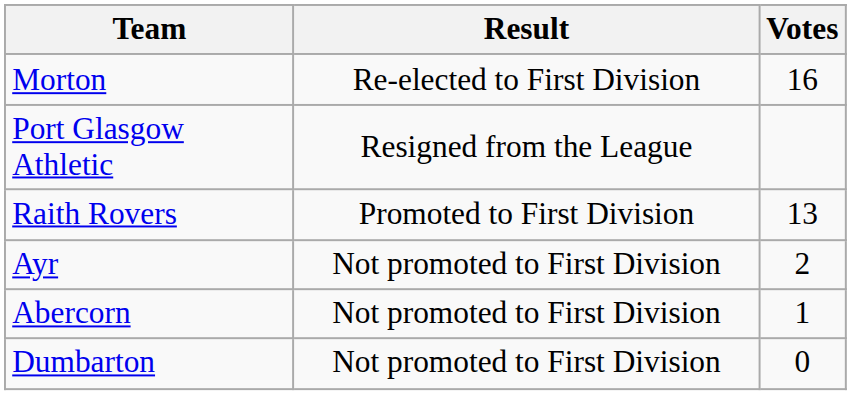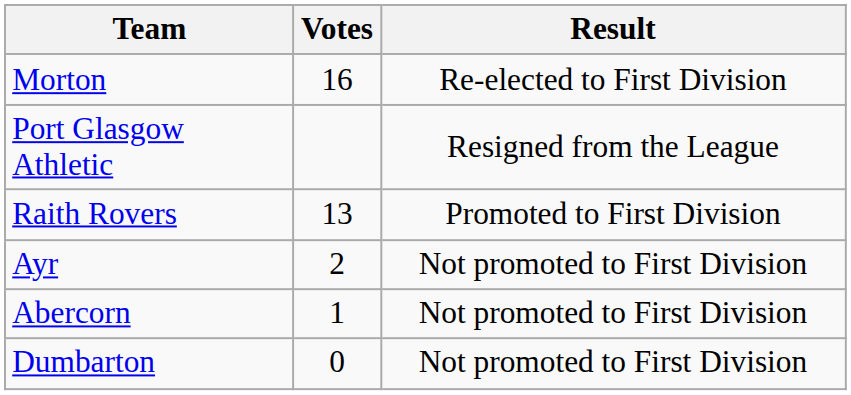columns swapped: (802, 29) <-> (526, 29)
